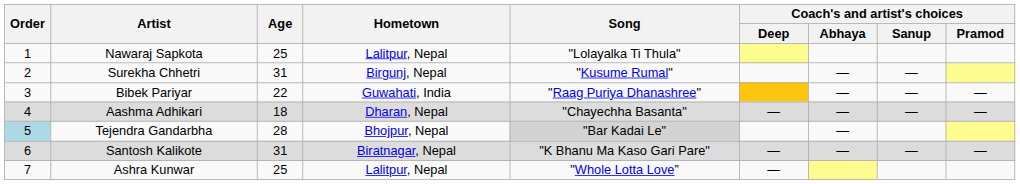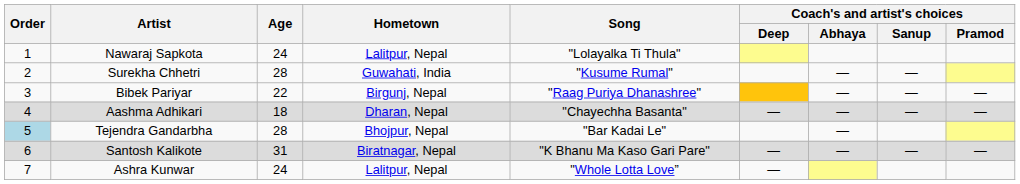(280, 53) 25 -> (280, 53) 24
(280, 73) 31 -> (280, 73) 28
(406, 73) Birgunj, Nepal -> (406, 73) Guwahati, India
(406, 92) Guwahati, India -> (406, 92) Birgunj, Nepal
(625, 131) lightgrey background -> (625, 131) no background
(280, 170) 25 -> (280, 170) 24
